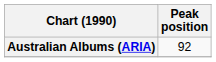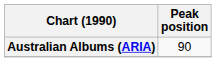(185, 47) 92 -> (185, 47) 90
